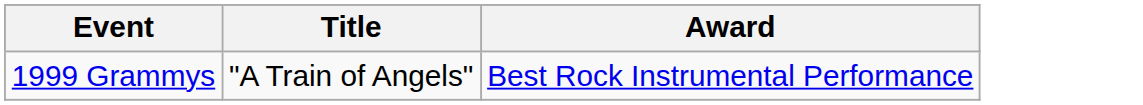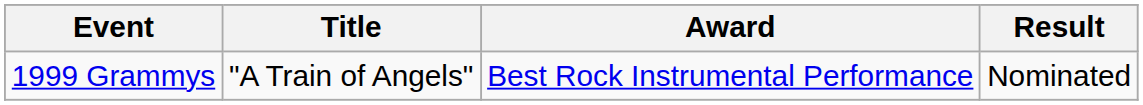+ column: (1059, 28)
